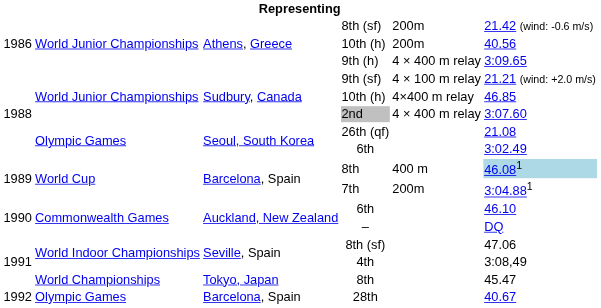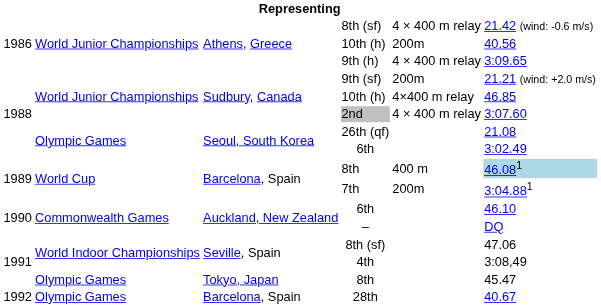(408, 26) 200m -> (437, 26) 4 × 400 m relay
(437, 79) 4 × 100 m relay -> (408, 79) 200m
(98, 279) World Championships -> (81, 279) Olympic Games
